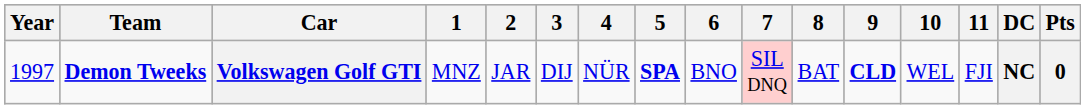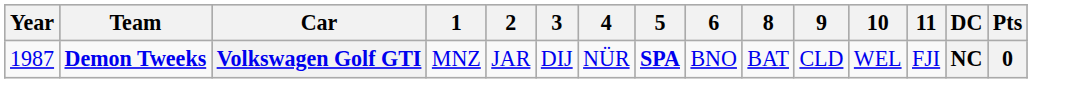- column: (767, 22)
(32, 71) 1997 -> (32, 58) 1987
(873, 71) bold -> (821, 58) normal
